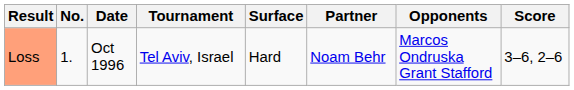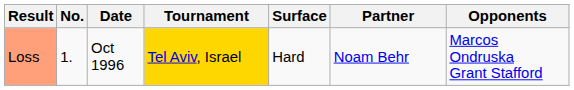- column: (535, 16)
(187, 56) no background -> (194, 56) gold background
